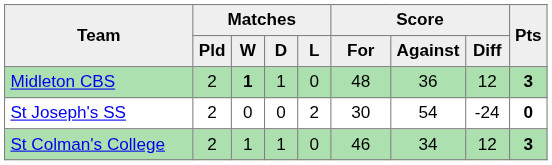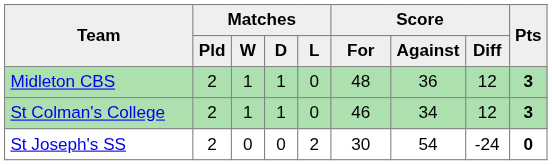(248, 82) bold -> (248, 82) normal
rows swapped: (88, 144) <-> (68, 113)
